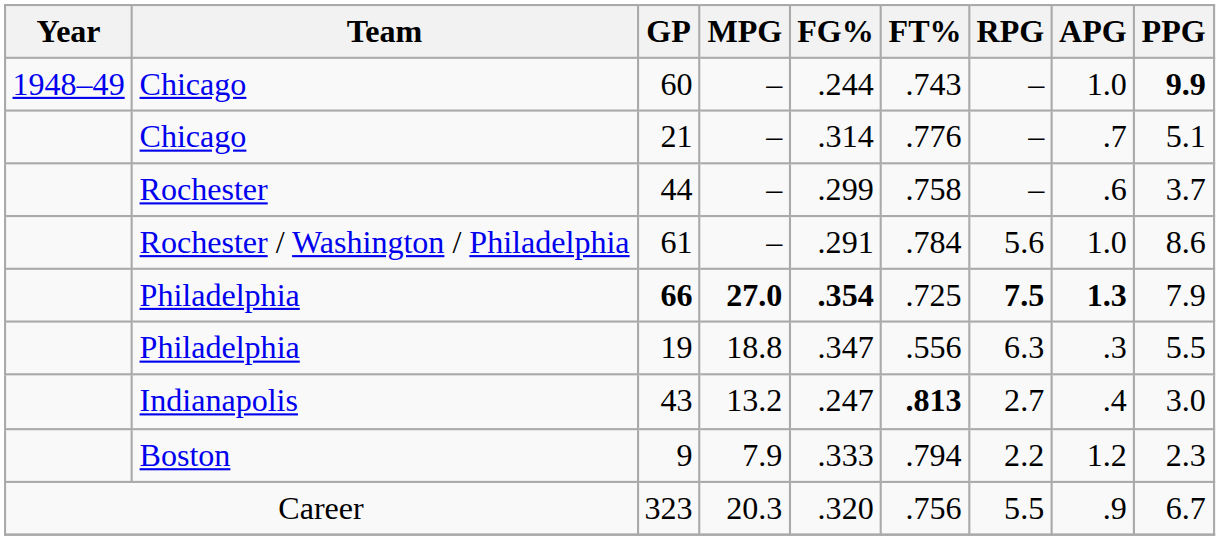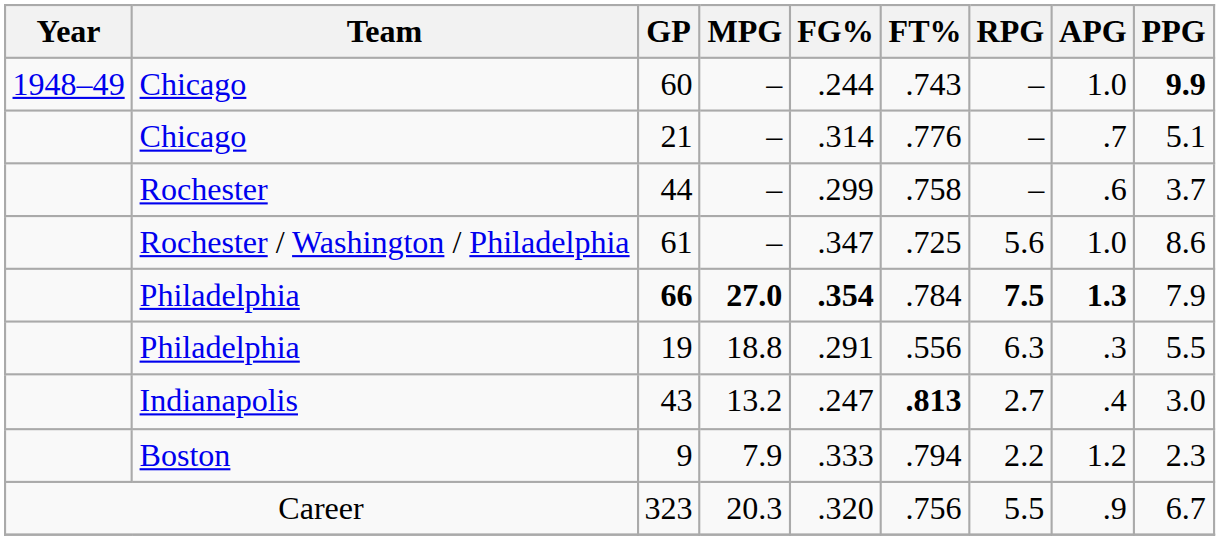(846, 242) .291 -> (846, 242) .347
(934, 242) .784 -> (934, 242) .725
(934, 295) .725 -> (934, 295) .784
(846, 348) .347 -> (846, 348) .291
